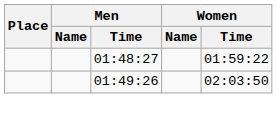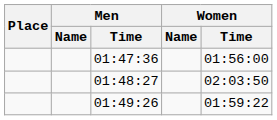+ row: (126, 60)
(236, 60) 01:59:22 -> (236, 82) 02:03:50
(236, 82) 02:03:50 -> (236, 104) 01:59:22
